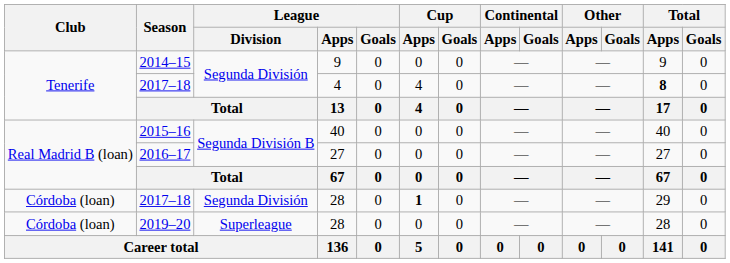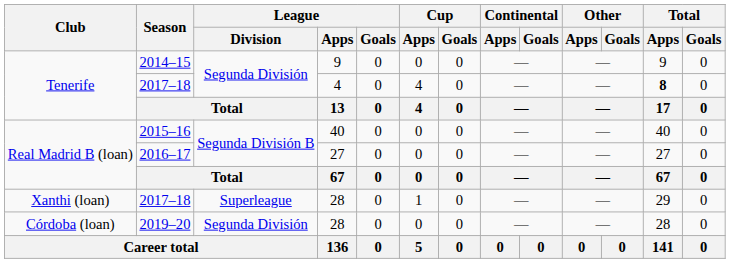(70, 200) Córdoba (loan) -> (70, 200) Xanthi (loan)
(256, 200) Segunda División -> (256, 200) Superleague
(419, 200) bold -> (419, 200) normal
(256, 223) Superleague -> (256, 223) Segunda División
